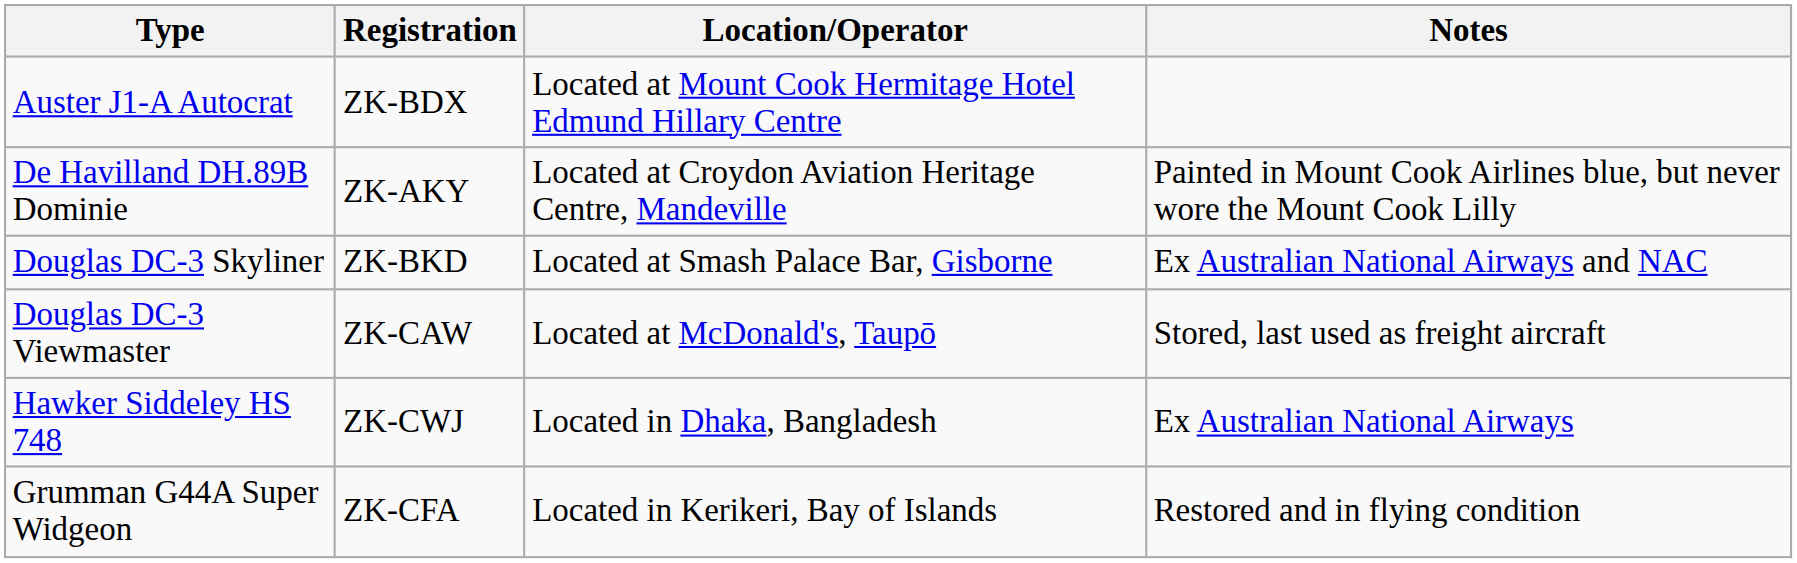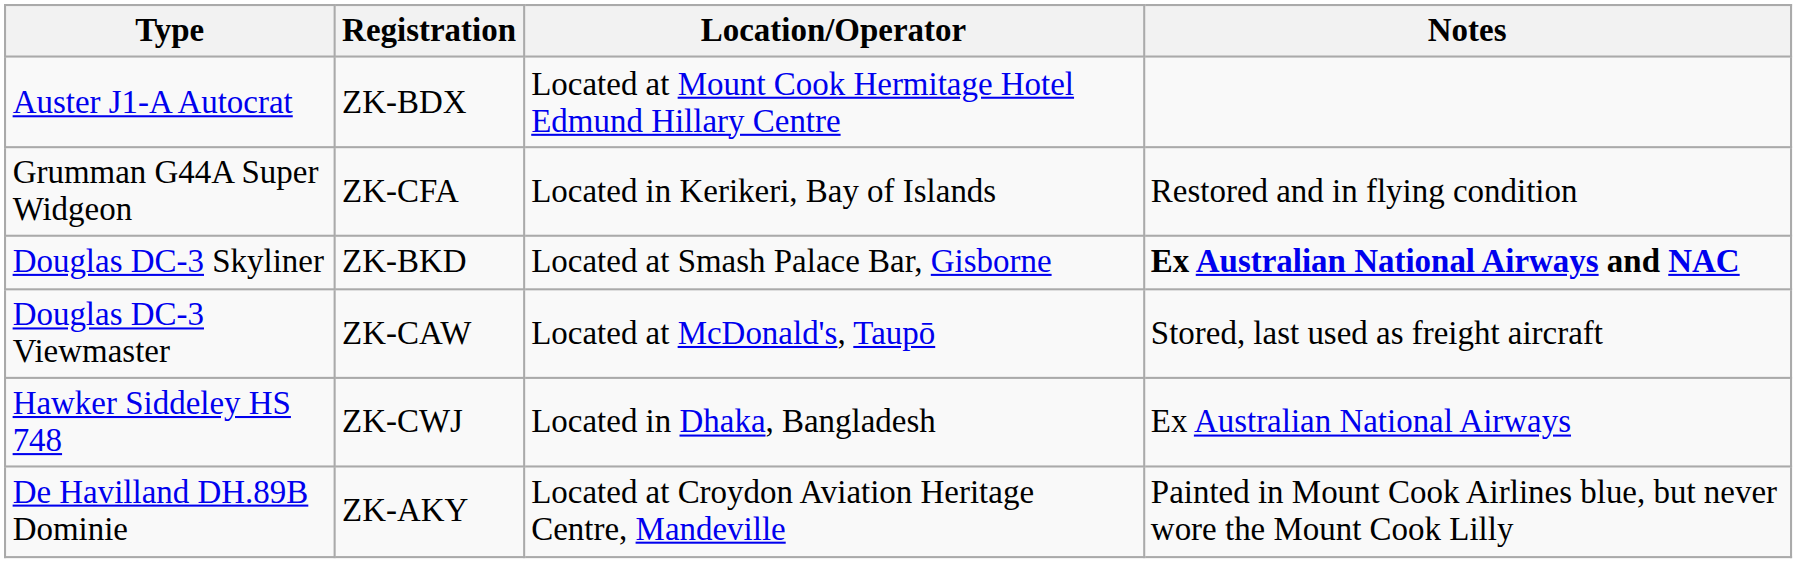rows swapped: (160, 190) <-> (166, 511)
(1431, 261) normal -> (1445, 261) bold
